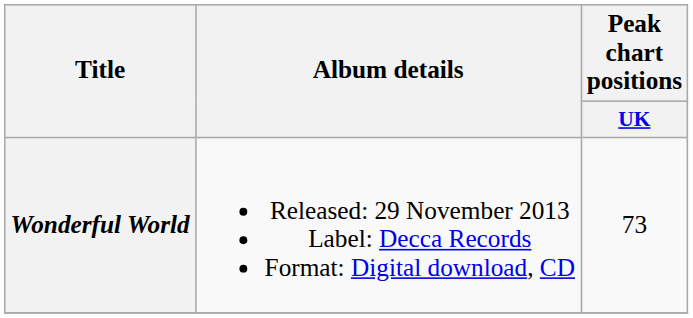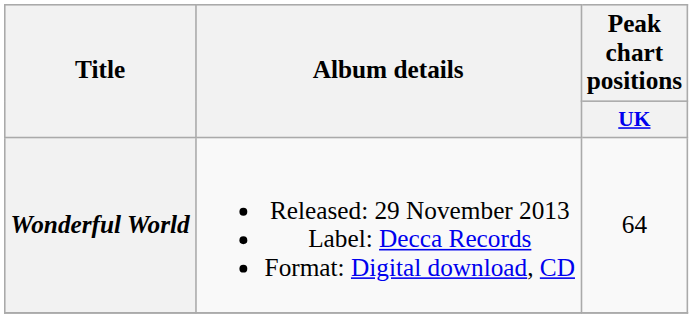(634, 224) 73 -> (634, 224) 64
